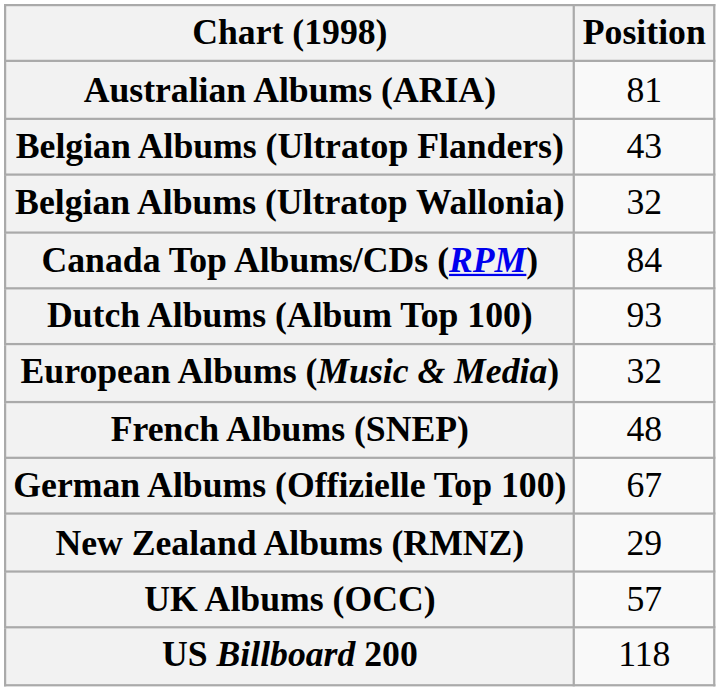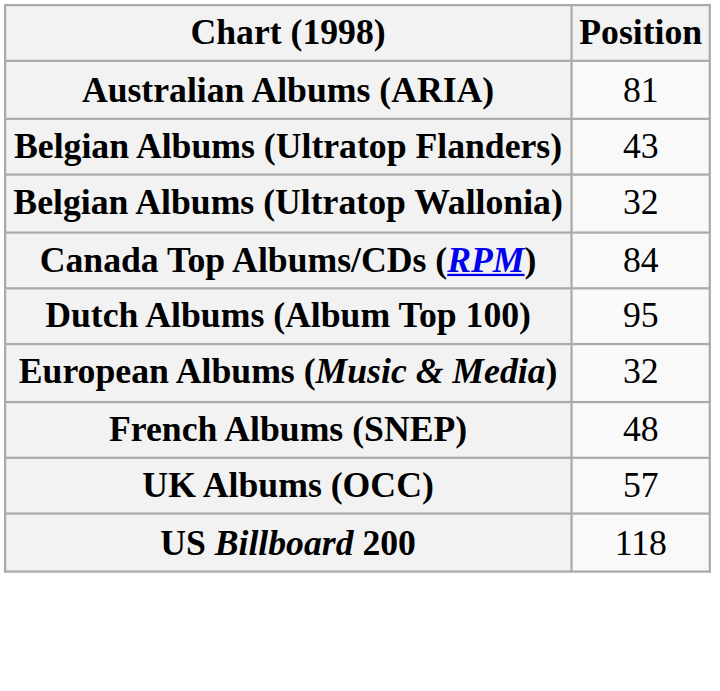(644, 315) 93 -> (641, 315) 95
- row: (290, 485)
- row: (290, 542)
